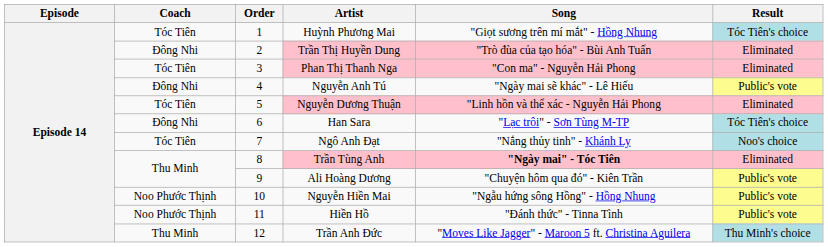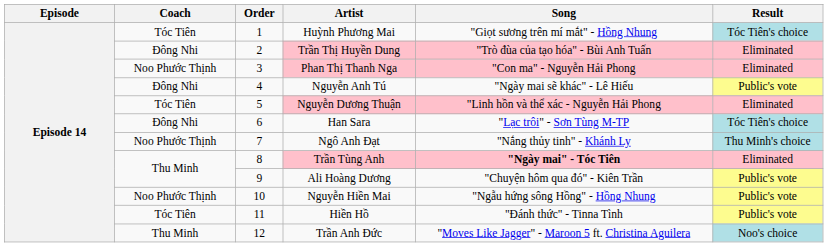(175, 68) Tóc Tiên -> (175, 68) Noo Phước Thịnh
(175, 141) Tóc Tiên -> (175, 141) Noo Phước Thịnh
(768, 141) Noo's choice -> (768, 141) Thu Minh's choice
(175, 214) Noo Phước Thịnh -> (175, 214) Tóc Tiên
(768, 232) Thu Minh's choice -> (768, 232) Noo's choice
